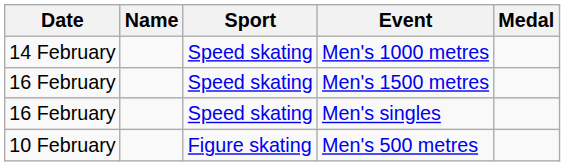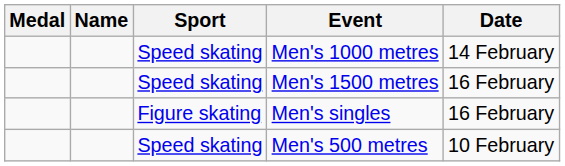columns swapped: (526, 21) <-> (62, 21)
(250, 114) Speed skating -> (199, 114) Figure skating
(250, 145) Figure skating -> (200, 145) Speed skating
